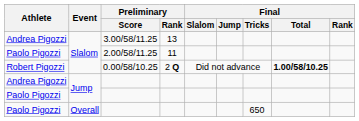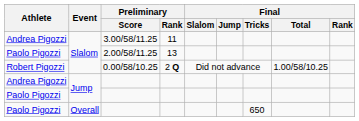(172, 39) 13 -> (172, 39) 11
(172, 53) 11 -> (172, 53) 13
(301, 67) bold -> (301, 67) normal
